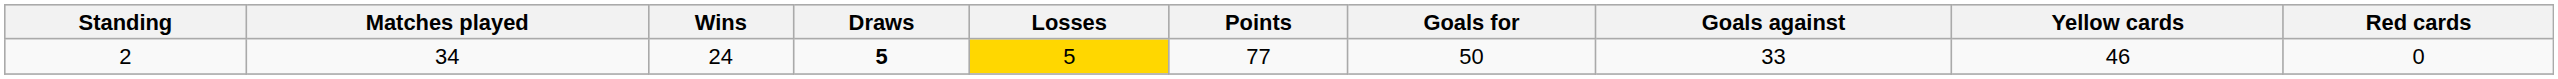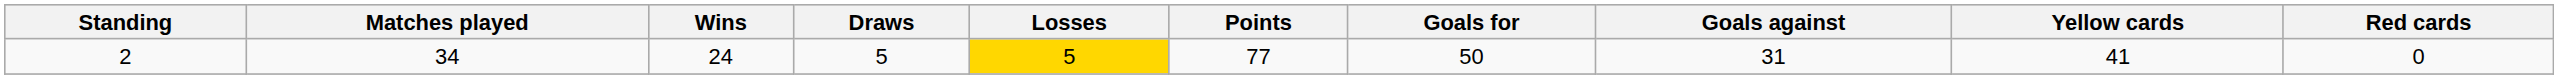(881, 56) bold -> (881, 56) normal
(1774, 56) 33 -> (1774, 56) 31
(2118, 56) 46 -> (2118, 56) 41
